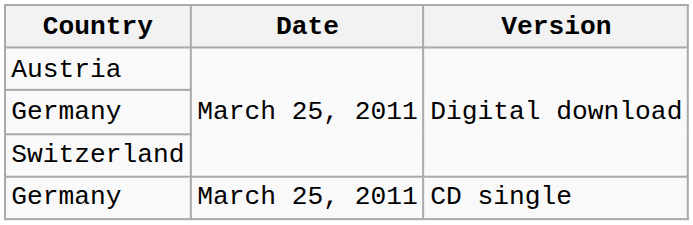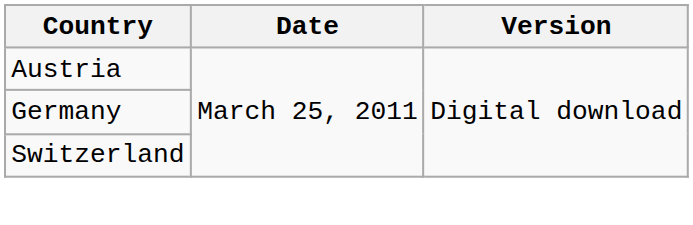- row: (66, 198)
